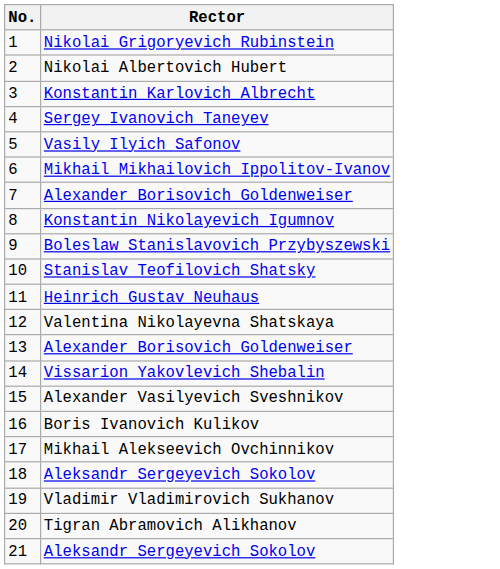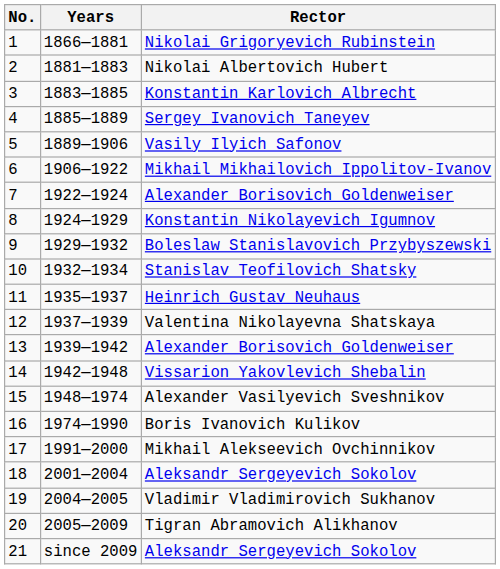+ column: (91, 17)
